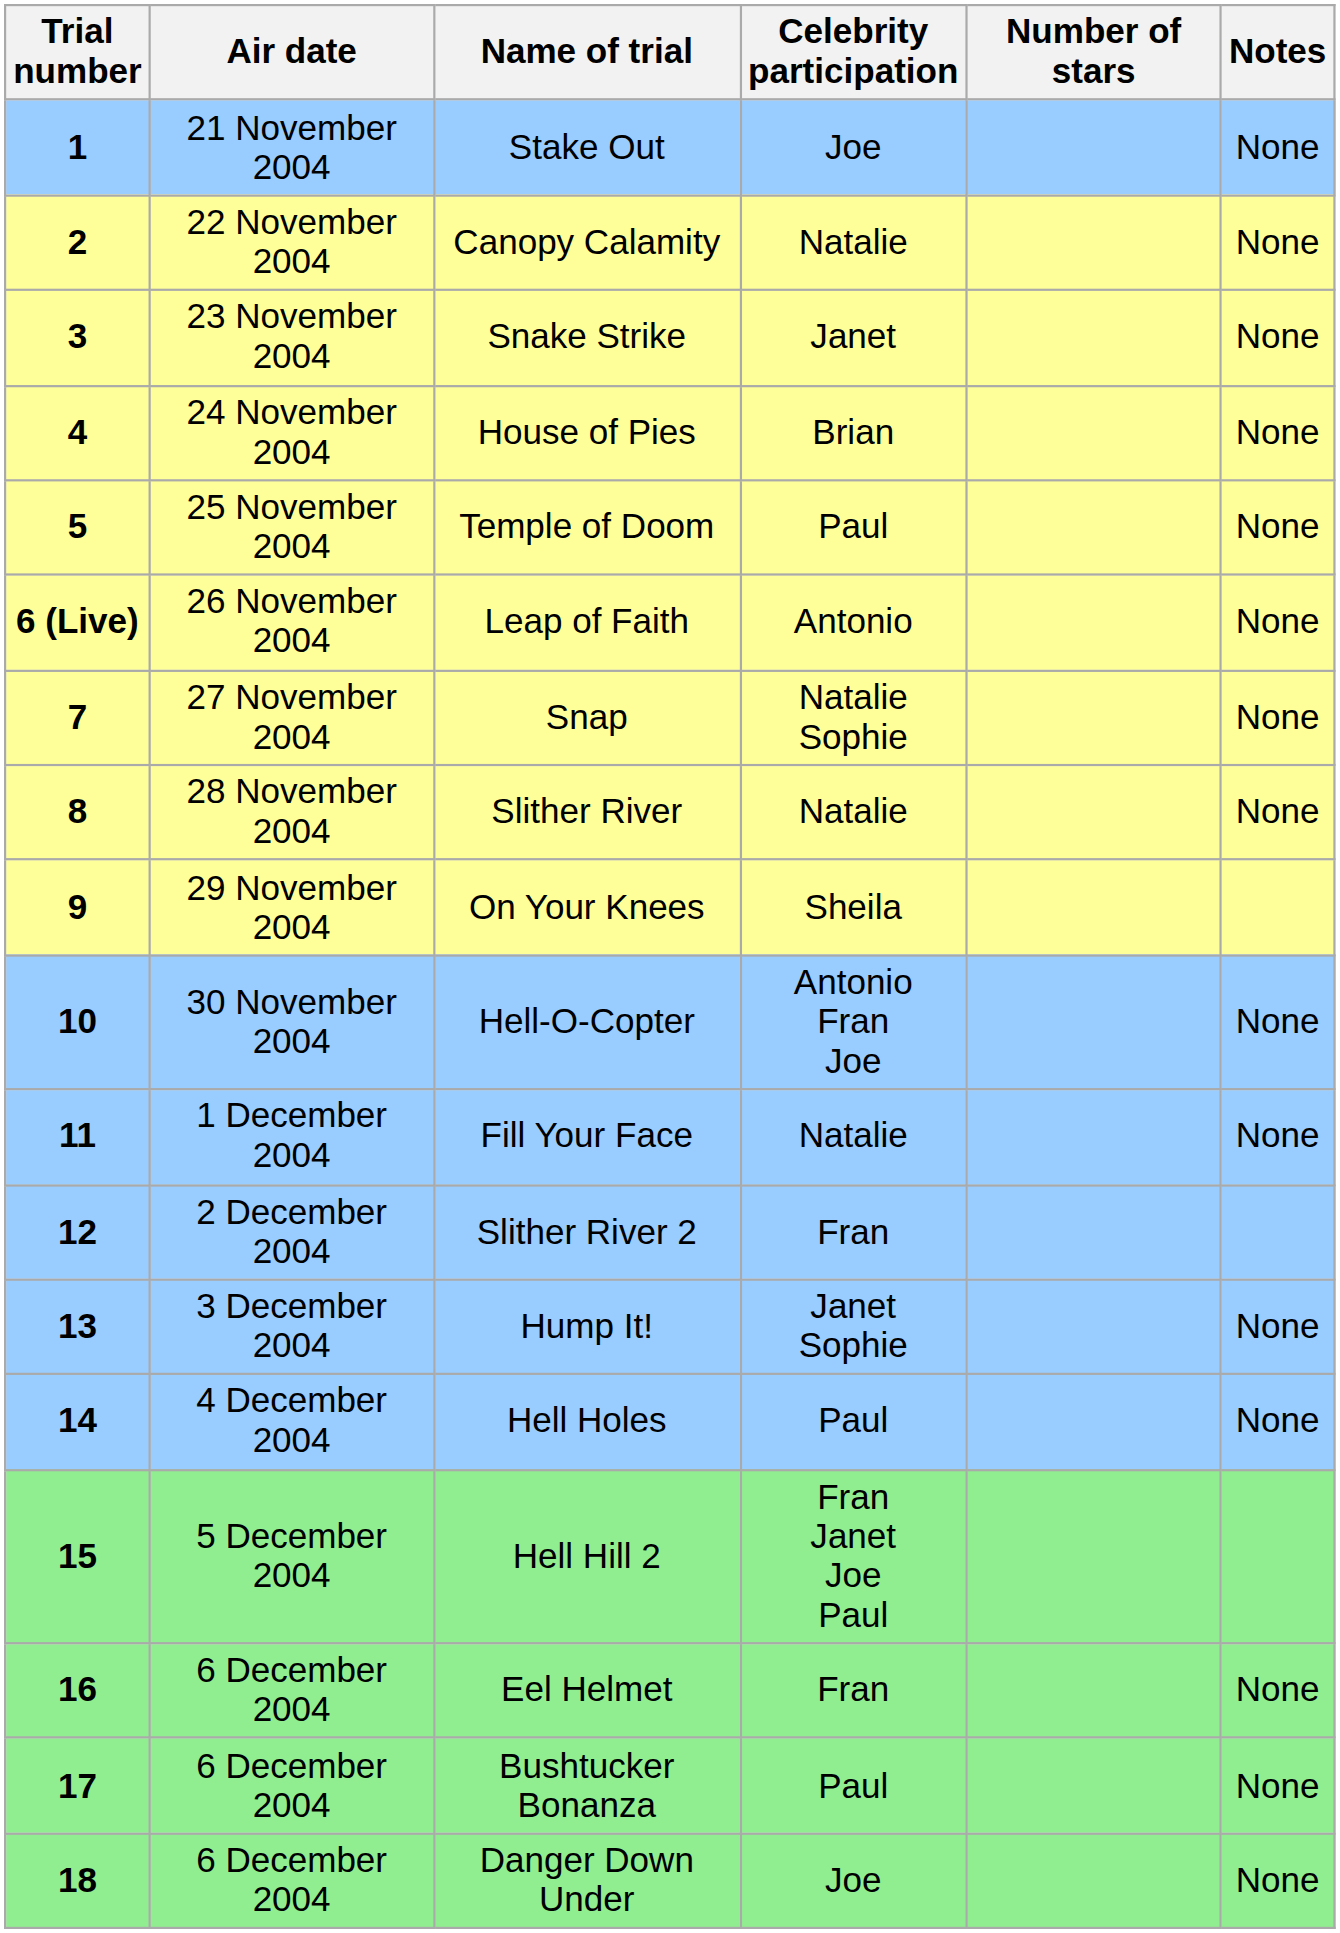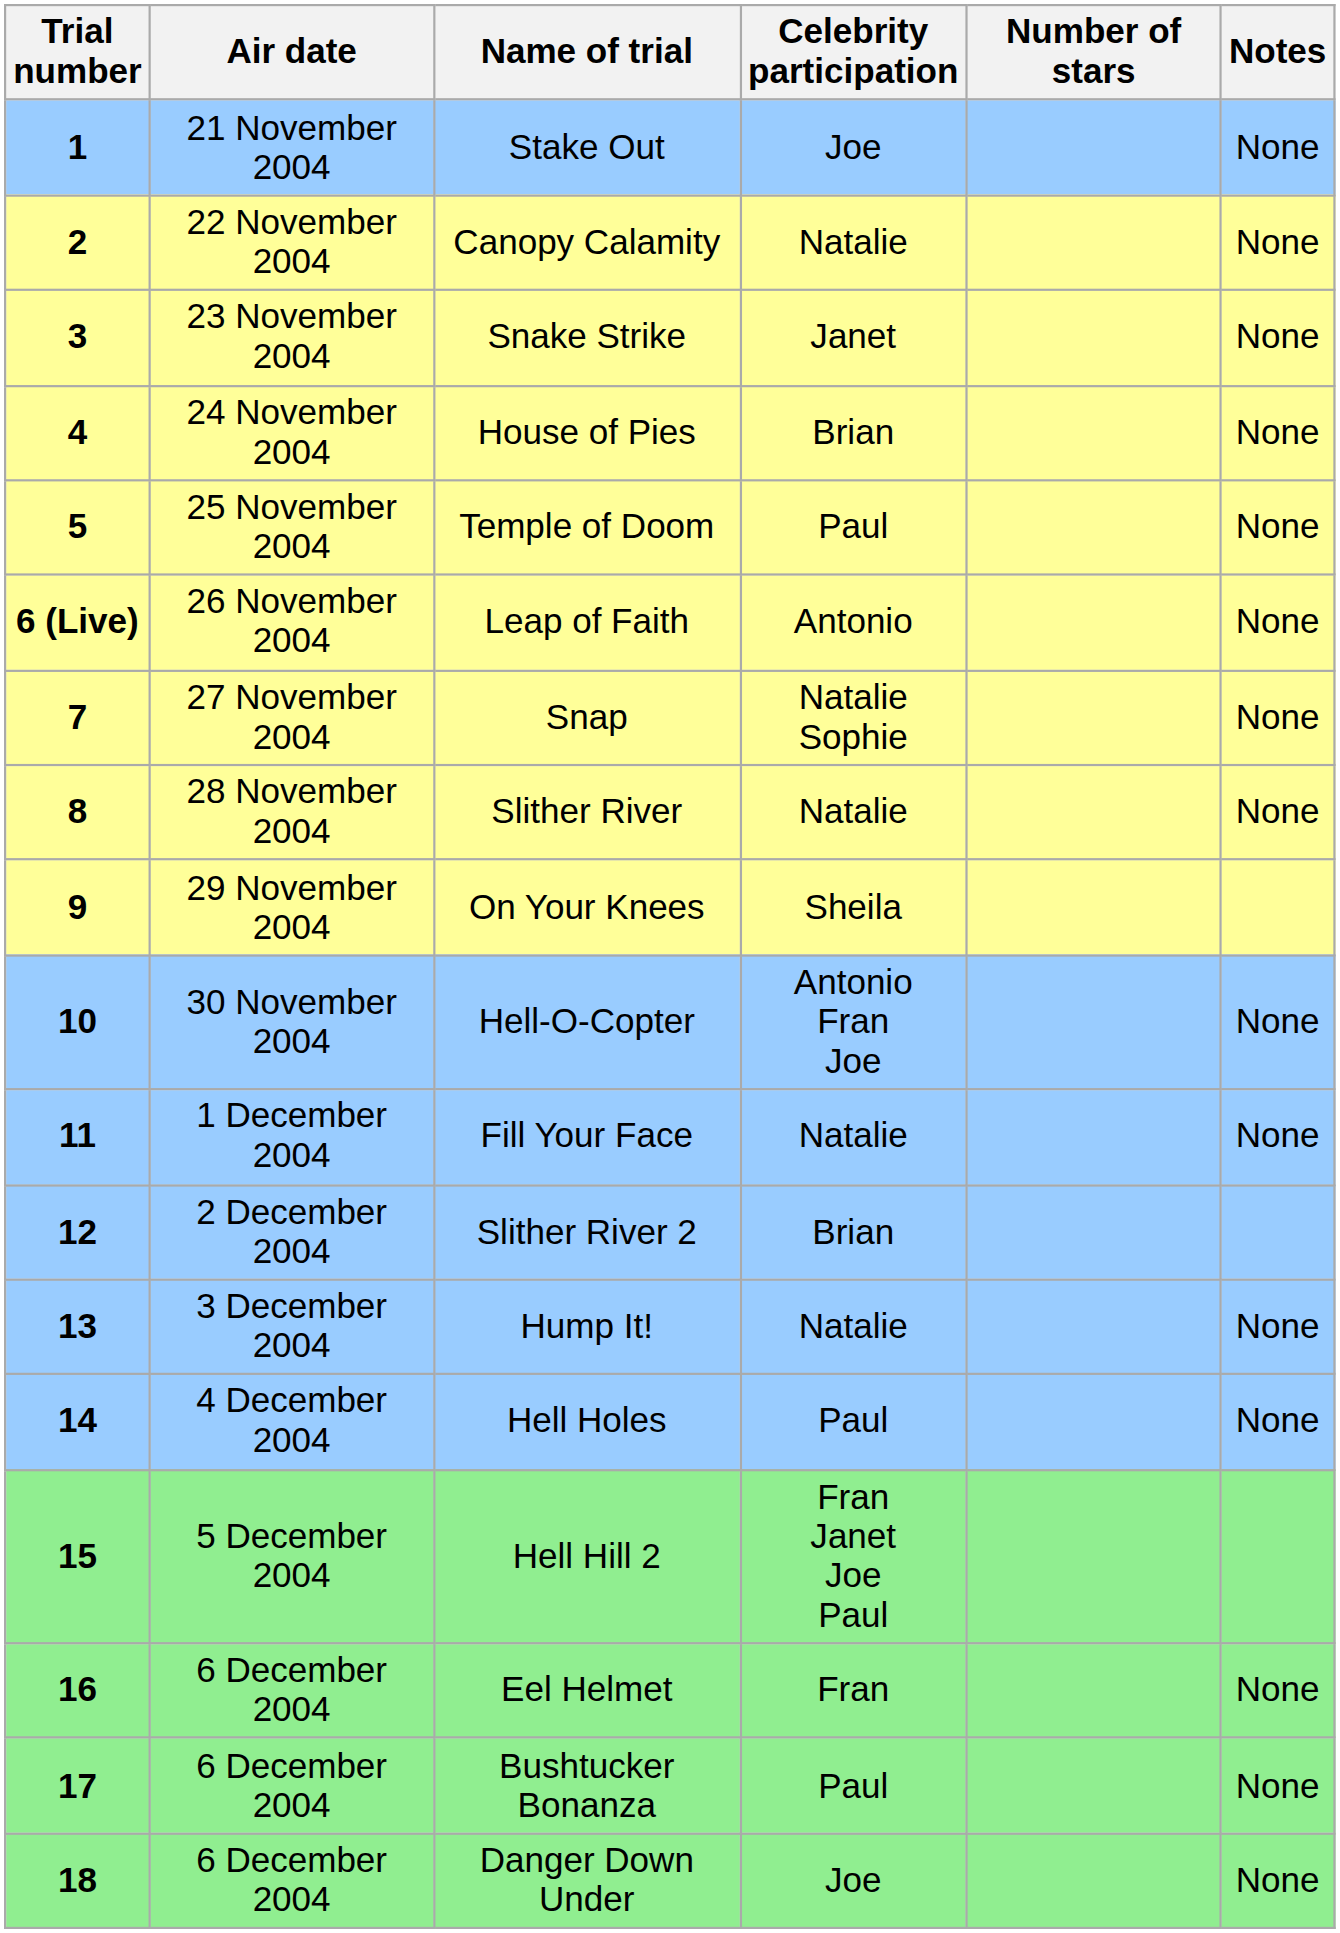(853, 1231) Fran -> (853, 1231) Brian
(853, 1326) Janet Sophie -> (853, 1326) Natalie
